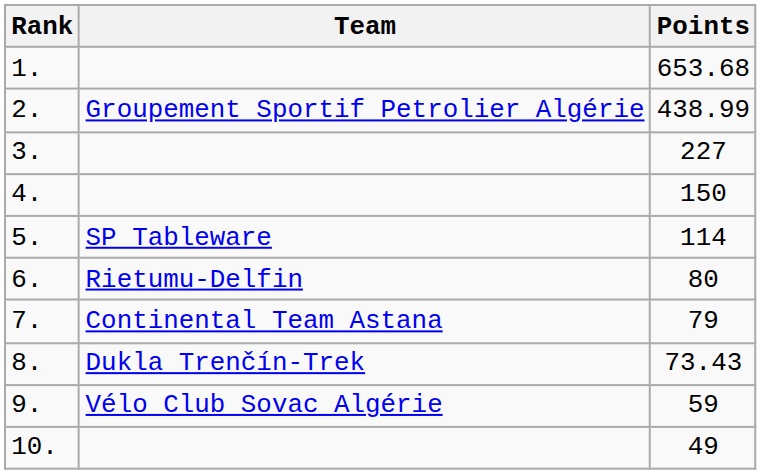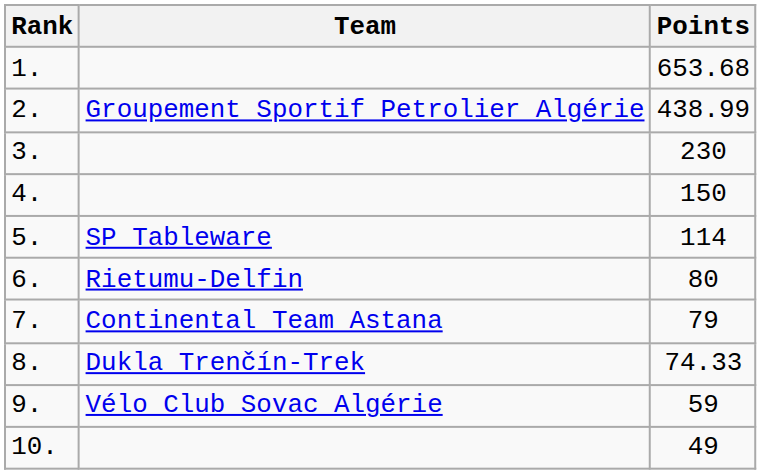(703, 153) 227 -> (703, 153) 230
(703, 363) 73.43 -> (703, 363) 74.33
